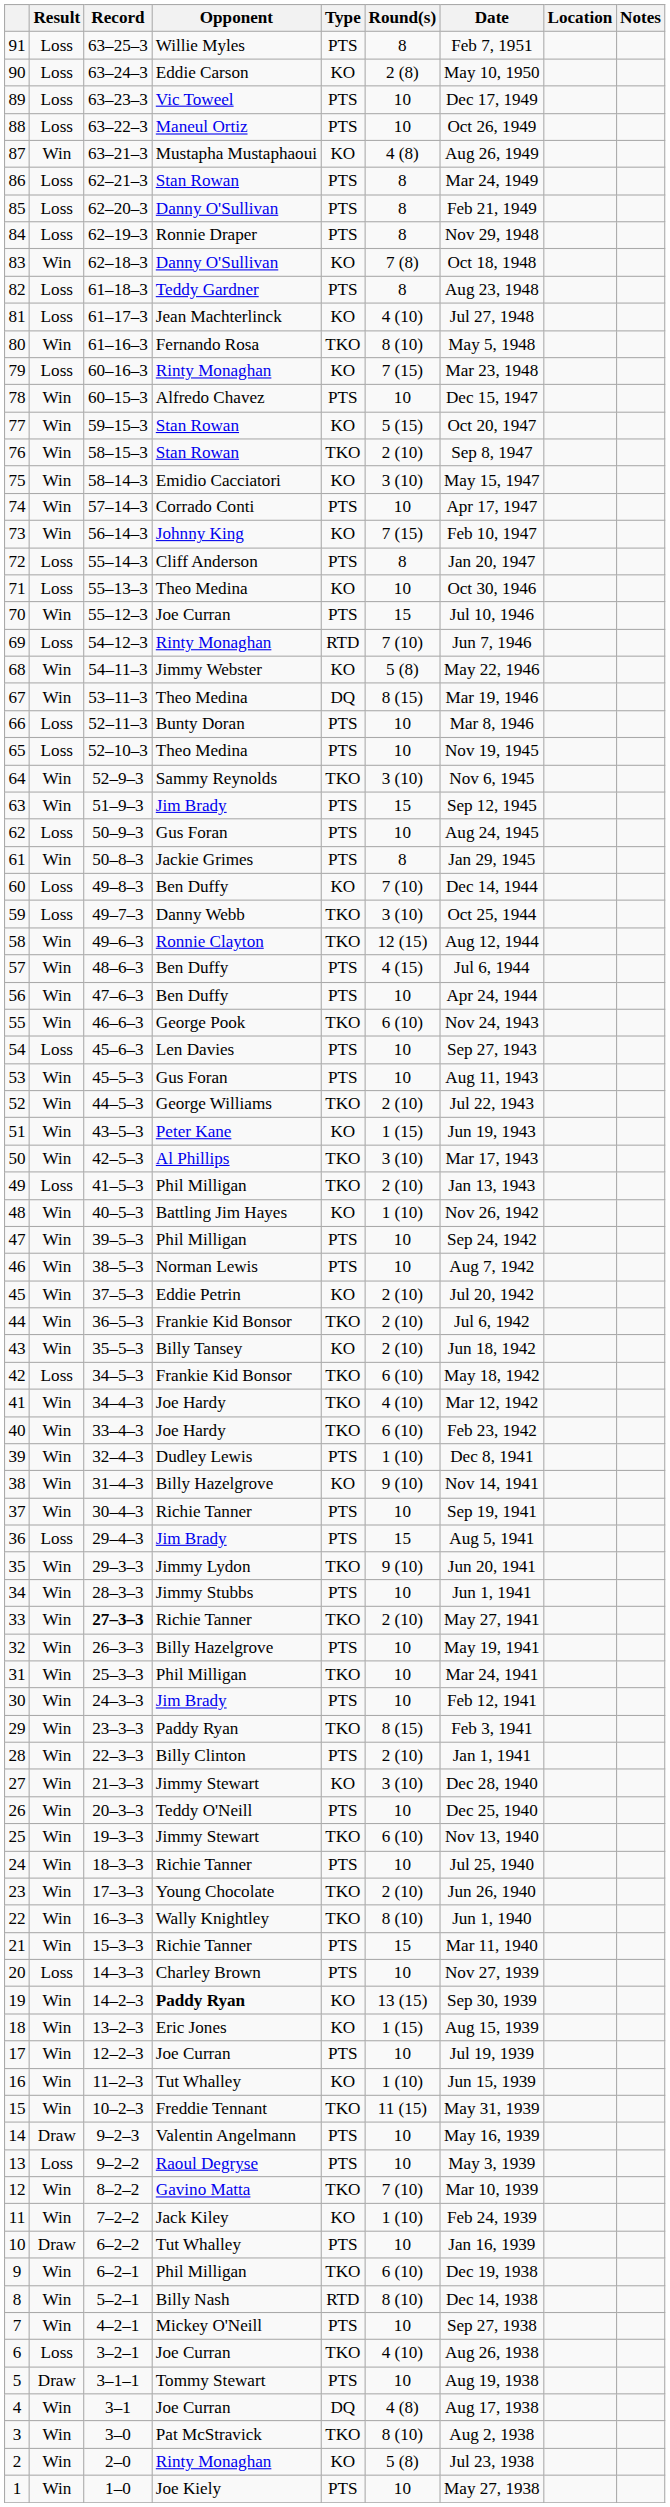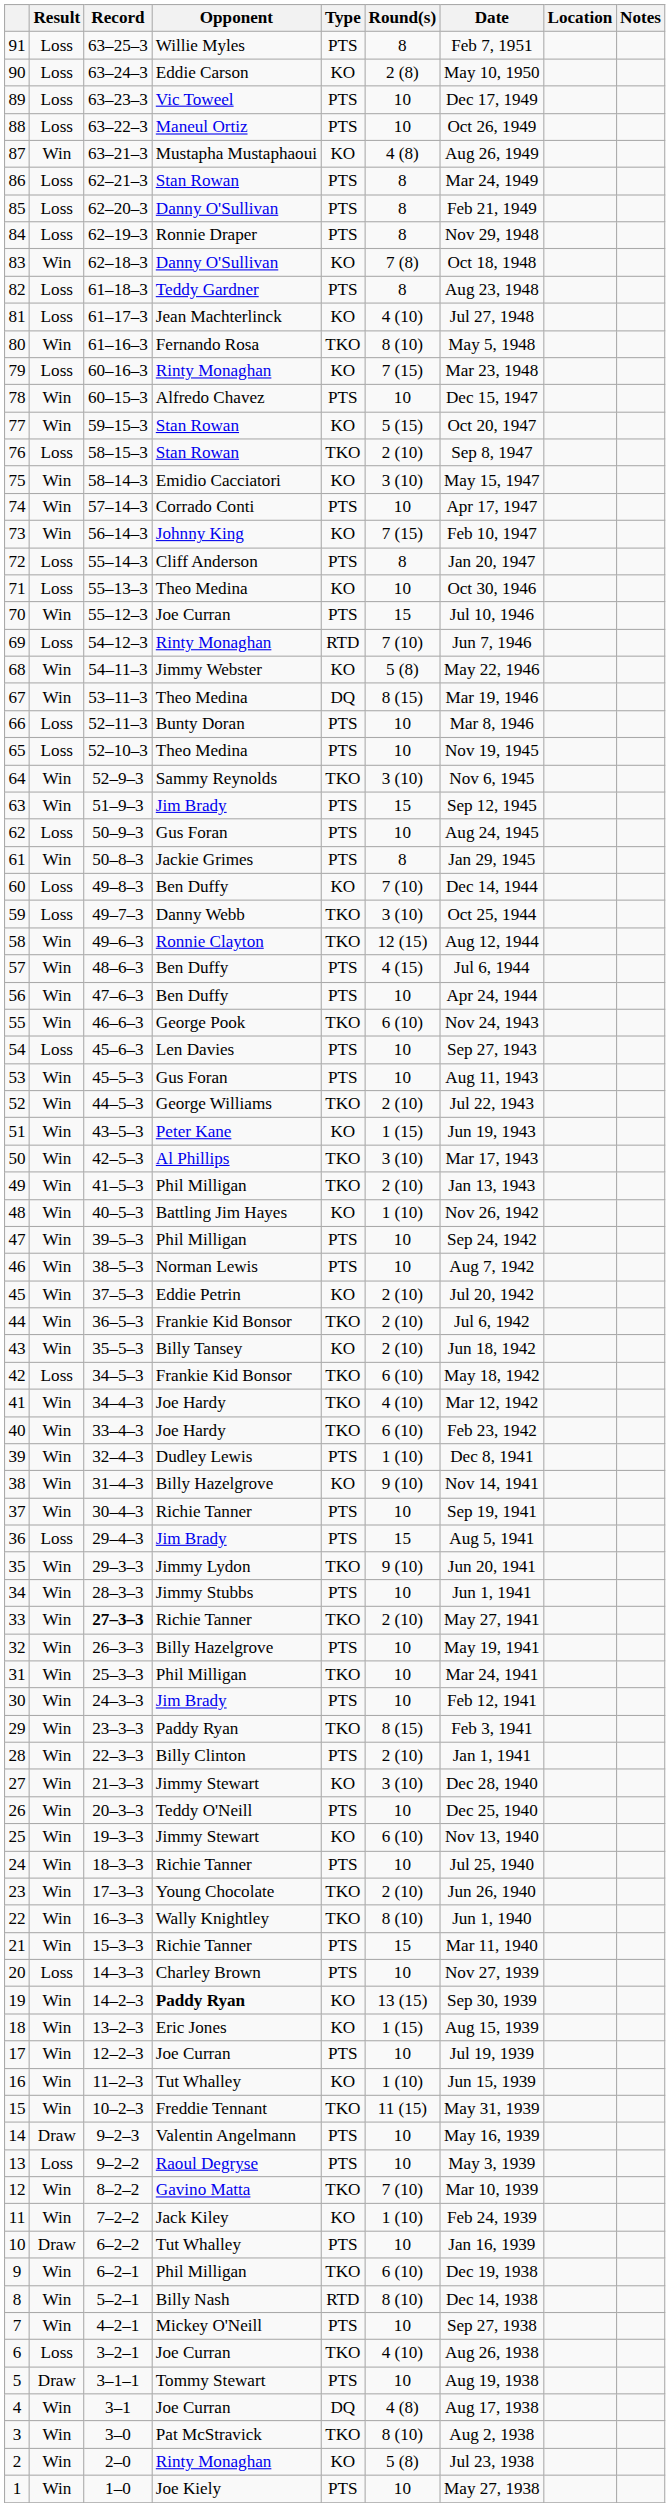(57, 452) Win -> (57, 452) Loss
(57, 1185) Loss -> (57, 1185) Win
(343, 1837) TKO -> (343, 1837) KO
